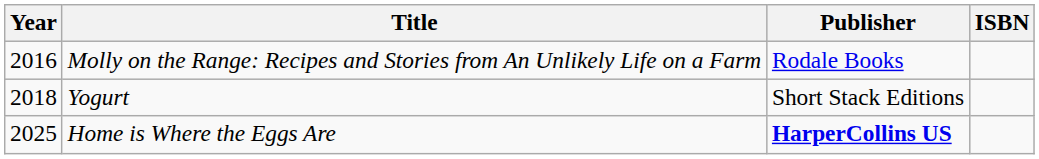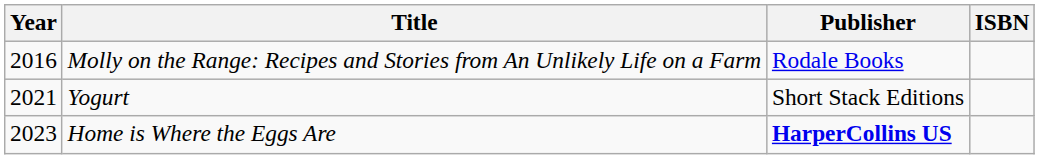(33, 97) 2018 -> (33, 97) 2021
(33, 134) 2025 -> (33, 134) 2023
